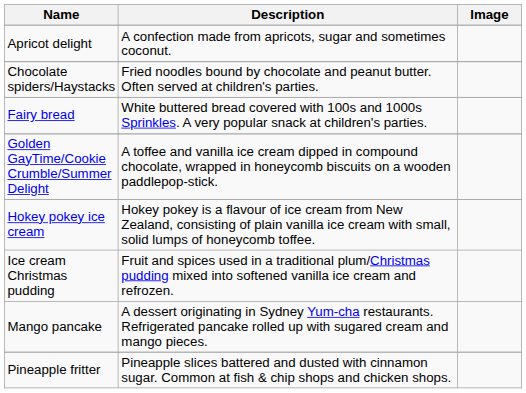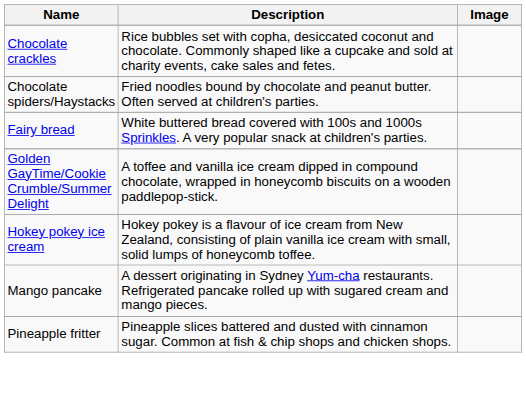- row: (50, 43)
+ row: (37, 51)
- row: (37, 275)
